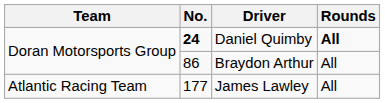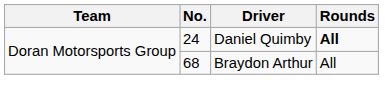(191, 39) bold -> (191, 39) normal
(191, 63) 86 -> (191, 63) 68
- row: (262, 86)
